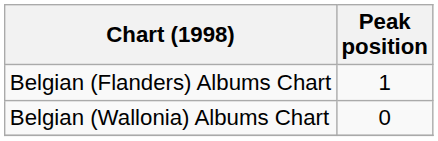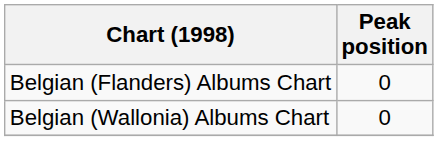(385, 82) 1 -> (385, 82) 0
